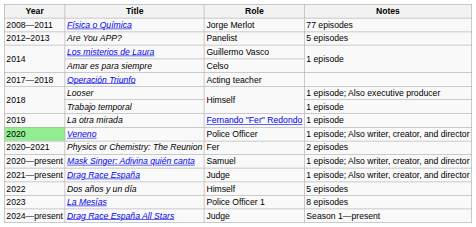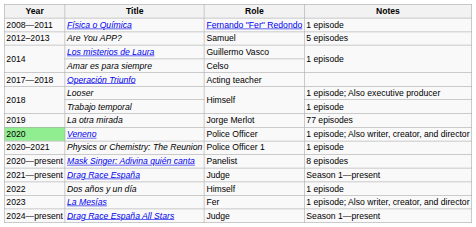(230, 25) Jorge Merlot -> (254, 25) Fernando "Fer" Redondo
(330, 25) 77 episodes -> (325, 25) 1 episode
(222, 39) Panelist -> (221, 39) Samuel
(254, 121) Fernando "Fer" Redondo -> (230, 121) Jorge Merlot
(325, 121) 1 episode -> (330, 121) 77 episodes
(213, 148) Fer -> (236, 148) Police Officer 1
(327, 148) 2 episodes -> (325, 148) 1 episode
(221, 162) Samuel -> (222, 162) Panelist
(388, 162) 1 episode; Also writer, creator, and director -> (327, 162) 8 episodes
(388, 175) 1 episode; Also writer, creator, and director -> (343, 175) Season 1—present
(327, 189) 5 episodes -> (325, 189) 1 episode
(236, 203) Police Officer 1 -> (213, 203) Fer
(327, 203) 8 episodes -> (388, 203) 1 episode; Also writer, creator, and director
